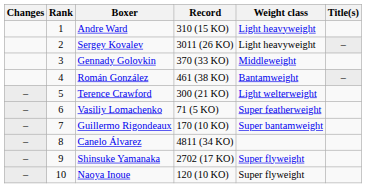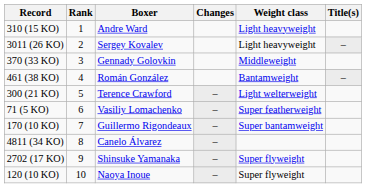columns swapped: (25, 12) <-> (205, 12)
